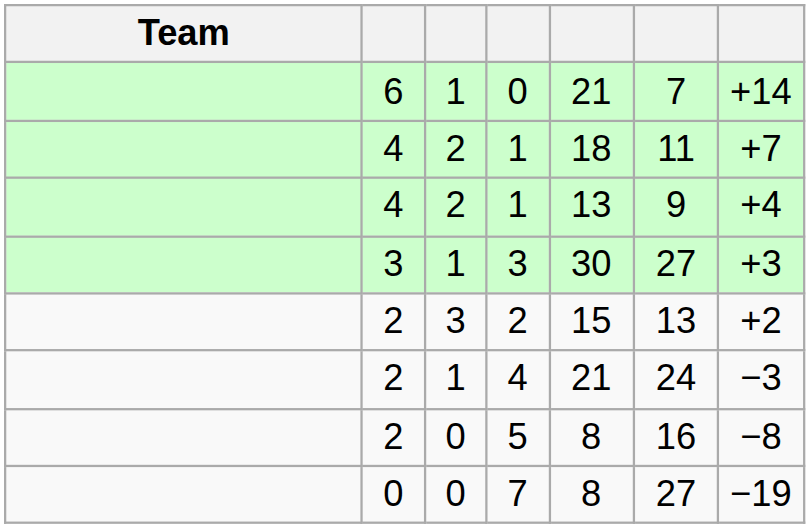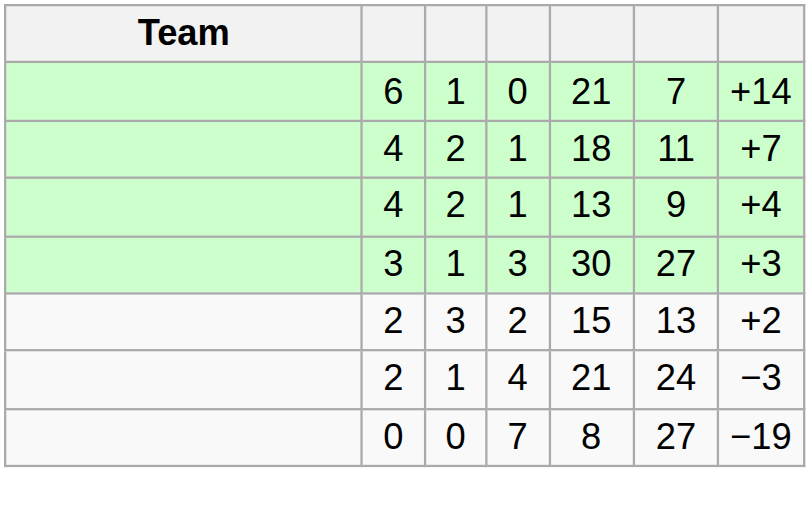- row: (393, 436)
